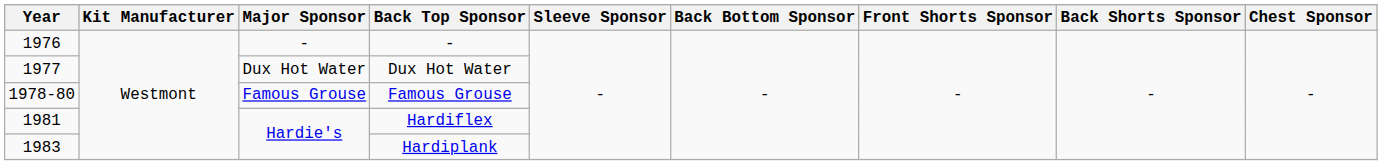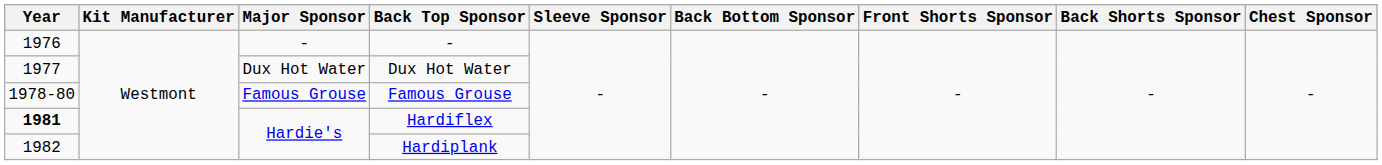(42, 121) normal -> (42, 121) bold
(42, 147) 1983 -> (42, 147) 1982
